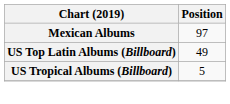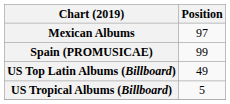+ row: (91, 52)
